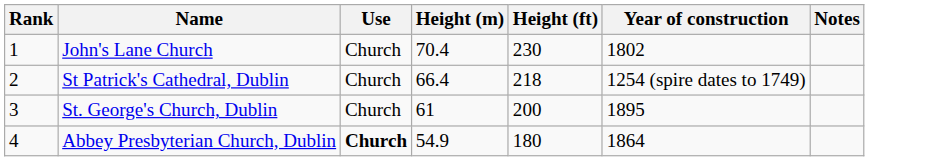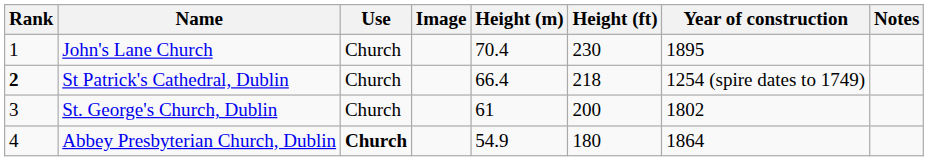+ column: (441, 19)
(626, 49) 1802 -> (685, 49) 1895
(14, 79) normal -> (14, 79) bold
(626, 110) 1895 -> (685, 110) 1802
